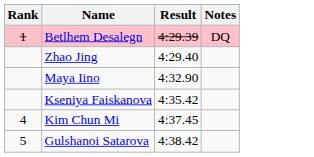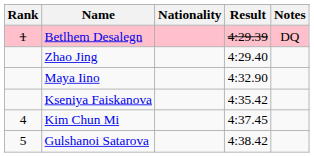+ column: (190, 15)
